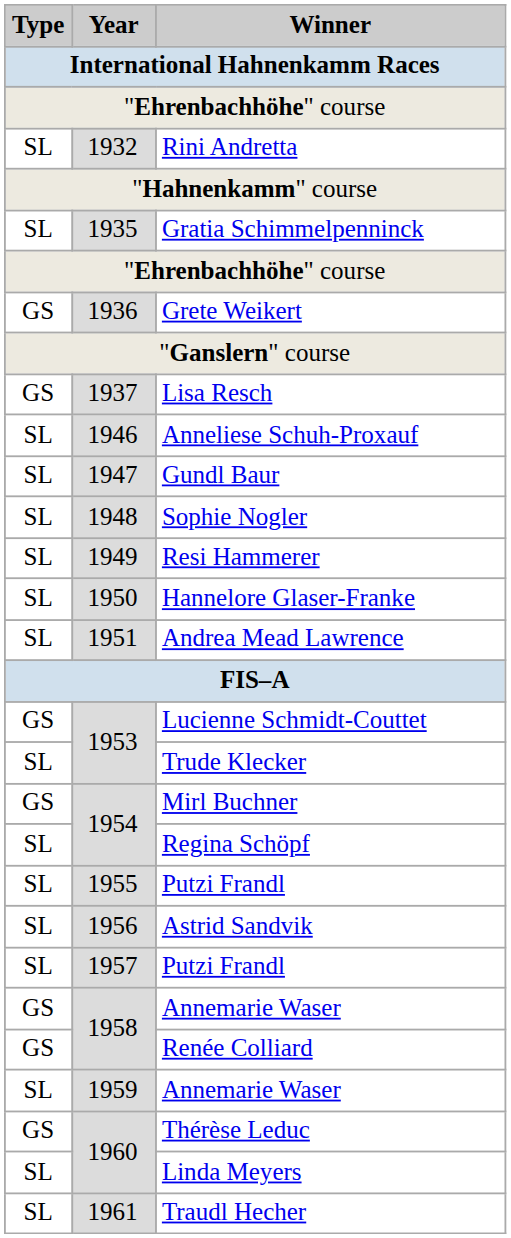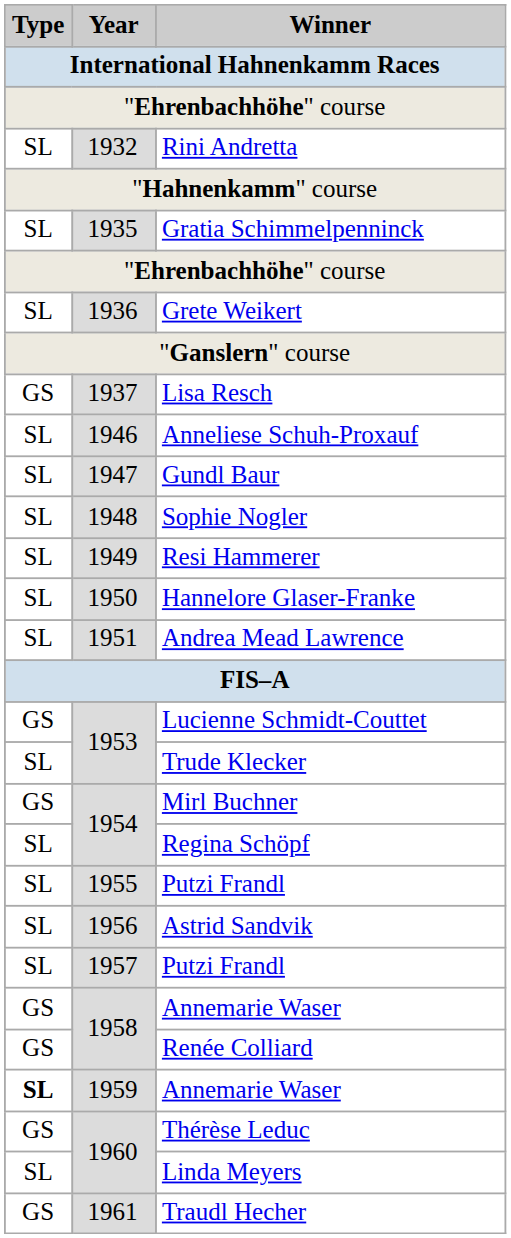(38, 311) GS -> (38, 311) SL
(38, 1089) normal -> (38, 1089) bold
(38, 1212) SL -> (38, 1212) GS
